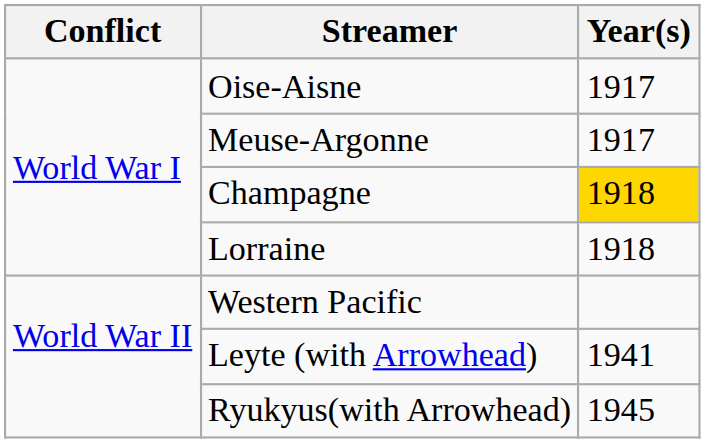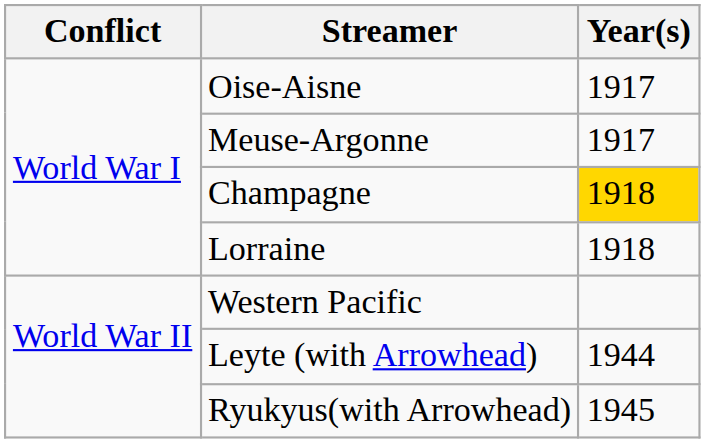(621, 355) 1941 -> (621, 355) 1944
